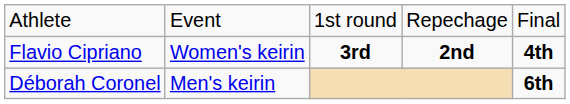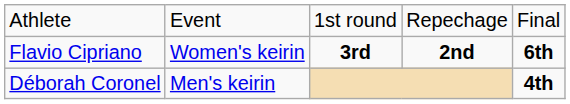(539, 52) 4th -> (539, 52) 6th
(539, 84) 6th -> (539, 84) 4th
